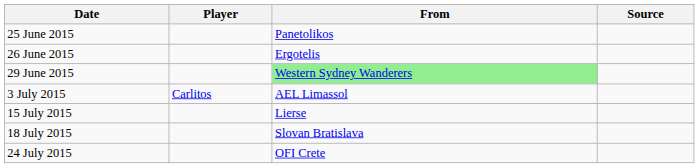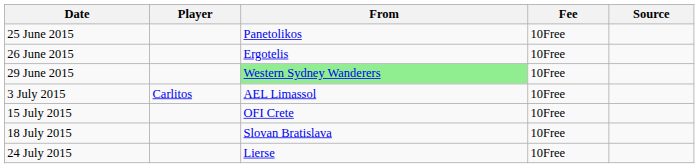+ column: (568, 14)
(291, 113) Lierse -> (269, 113) OFI Crete
(300, 152) OFI Crete -> (259, 152) Lierse
